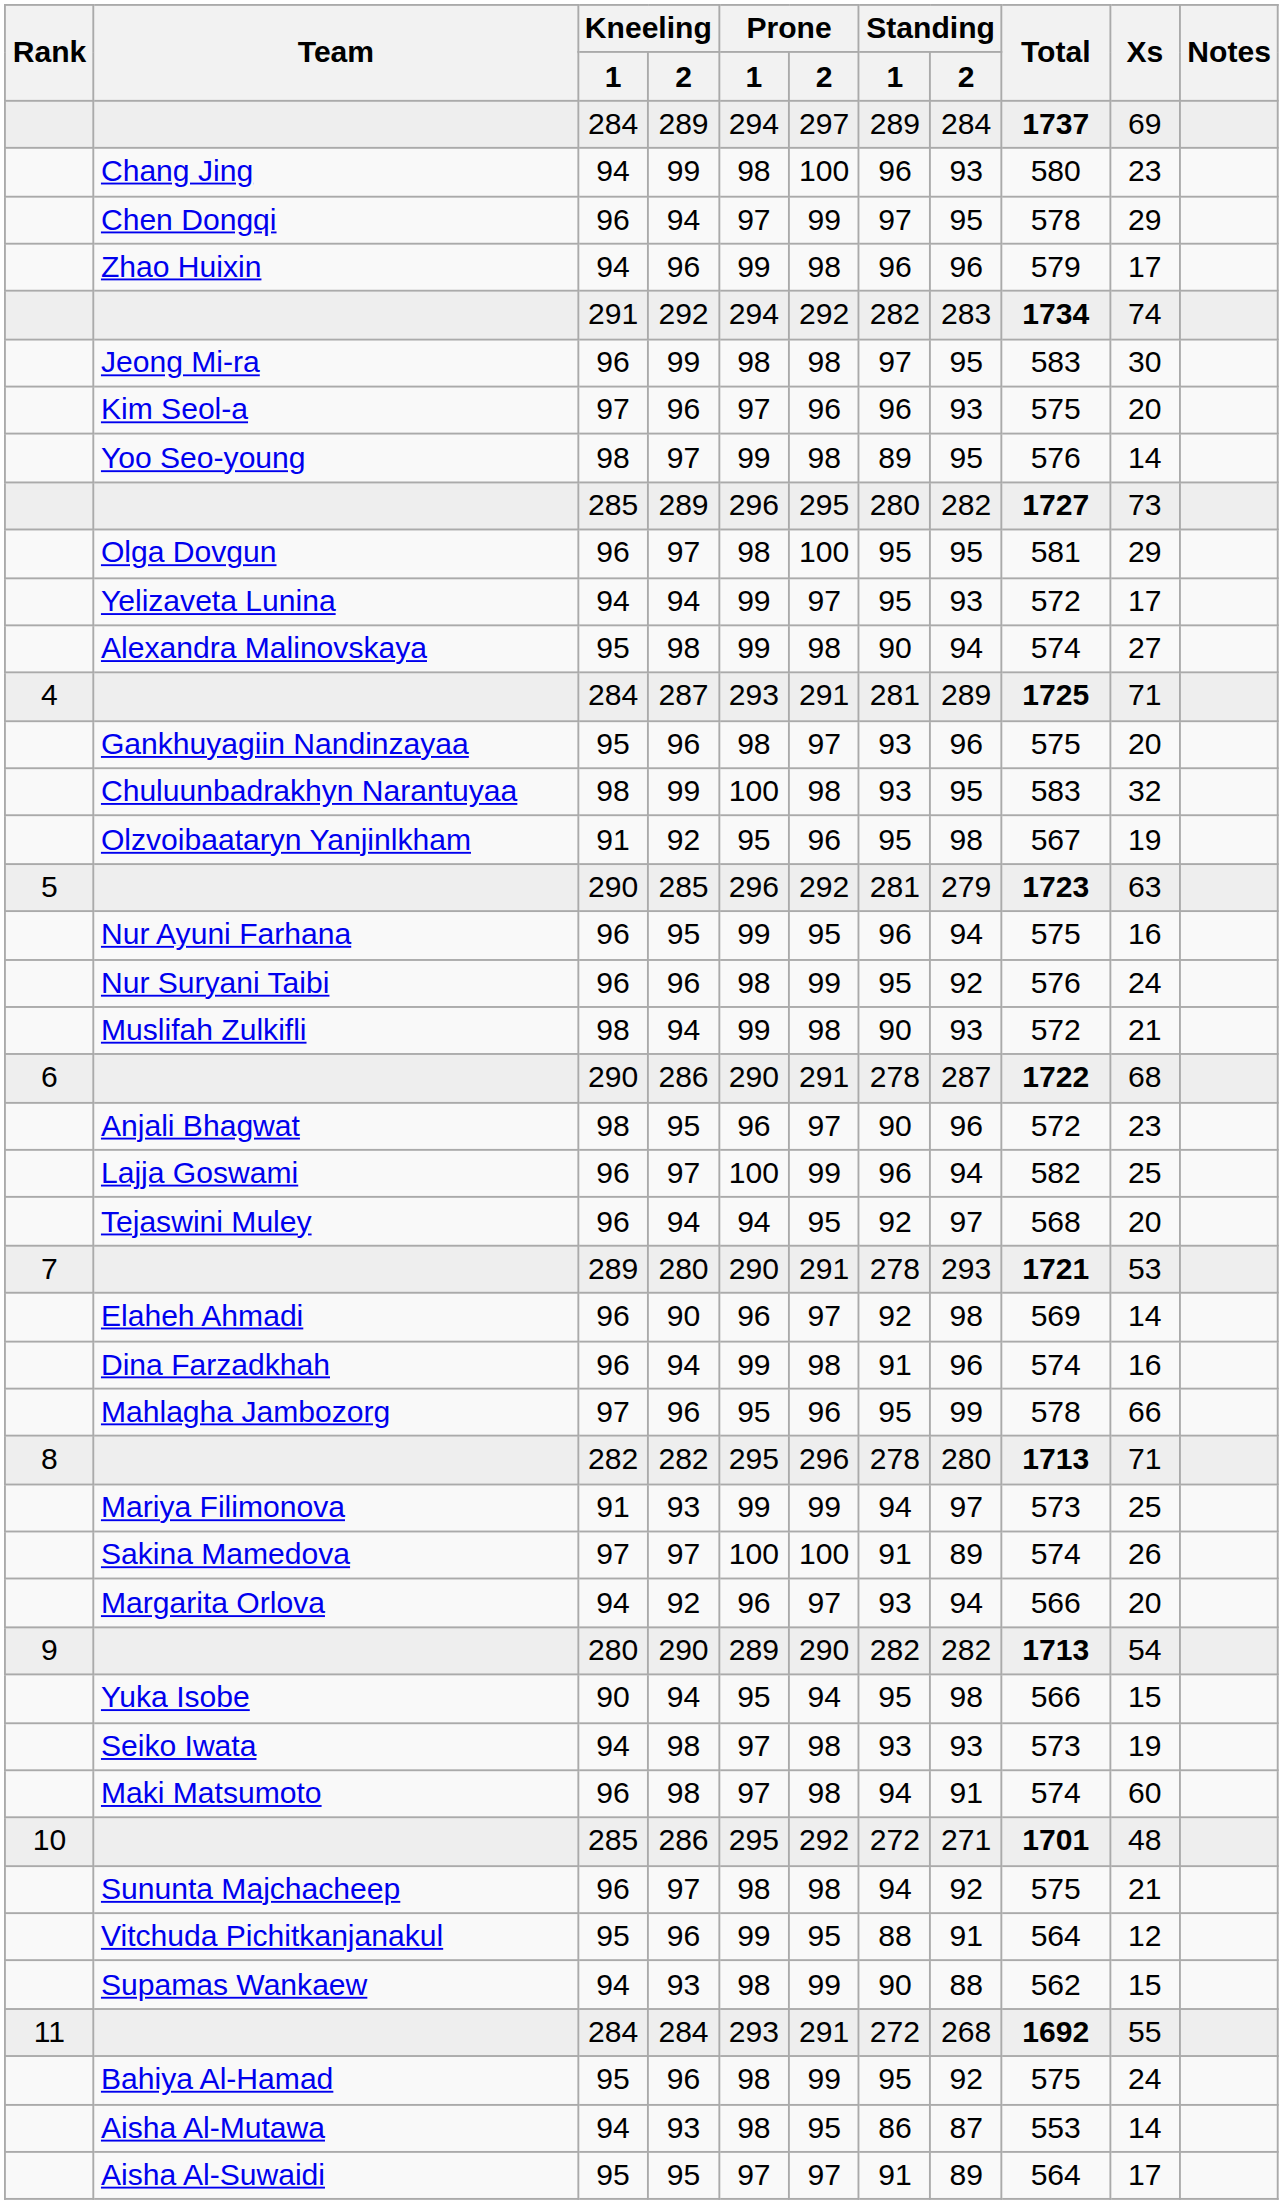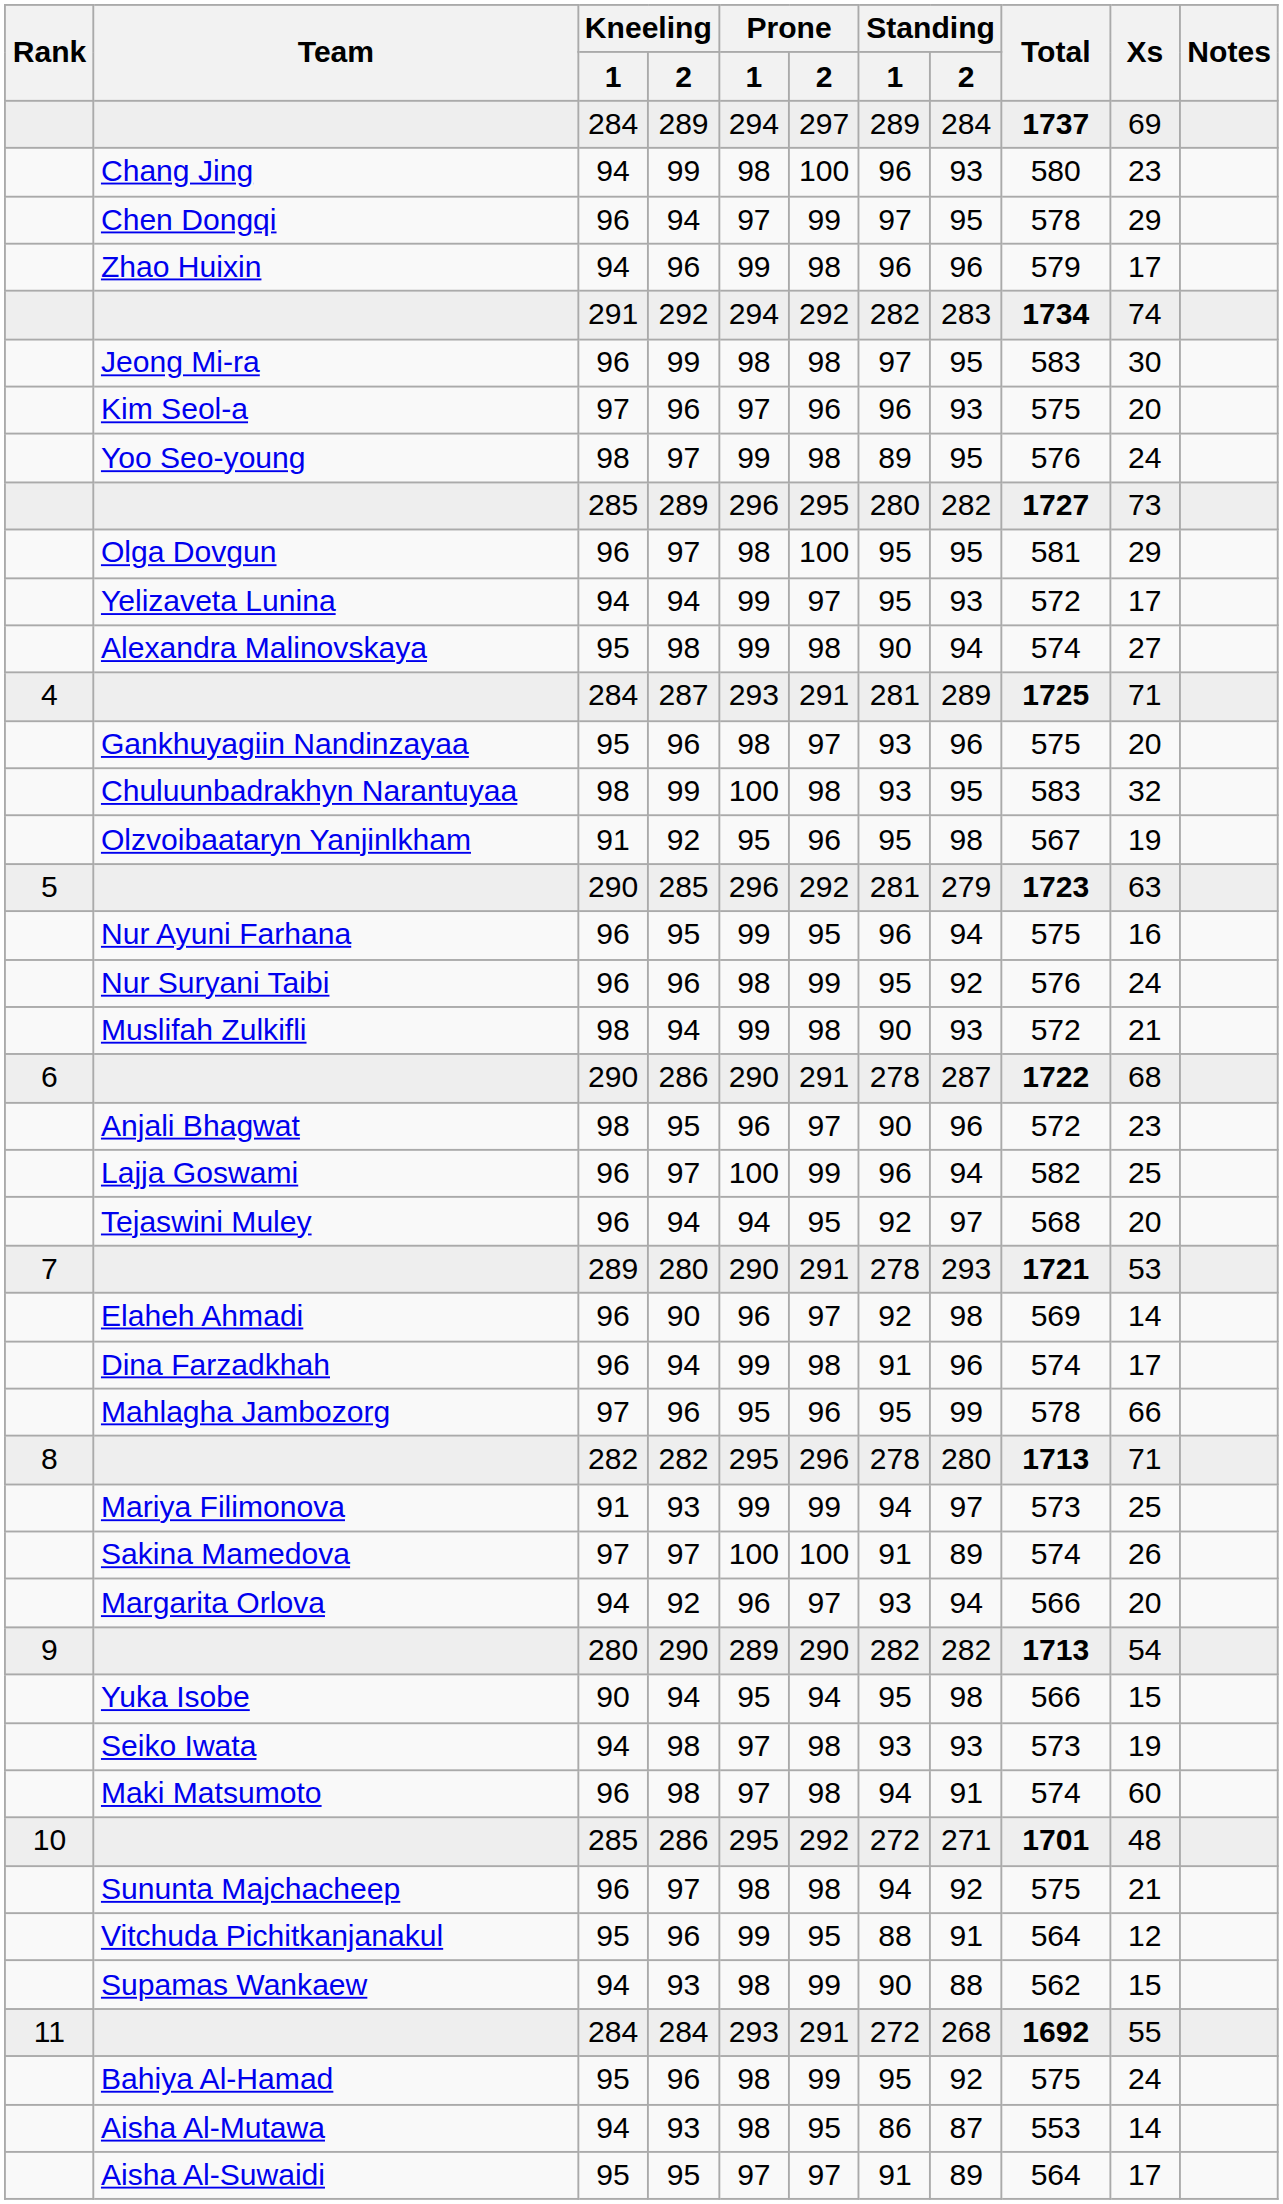(1145, 457) 14 -> (1145, 457) 24
(1145, 1364) 16 -> (1145, 1364) 17
